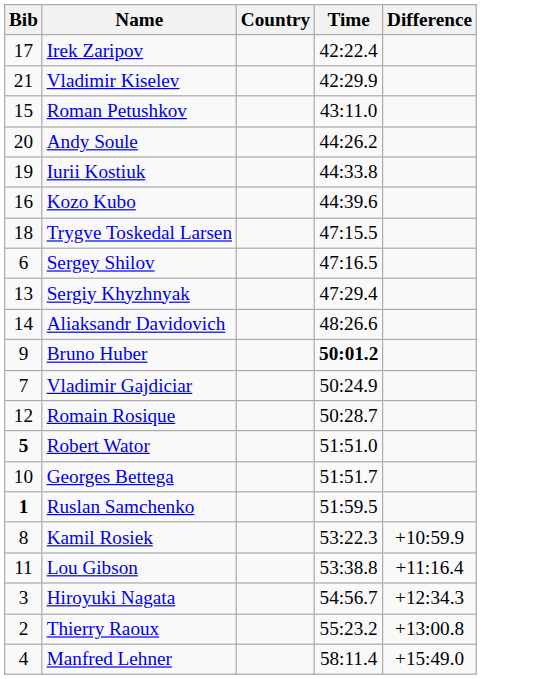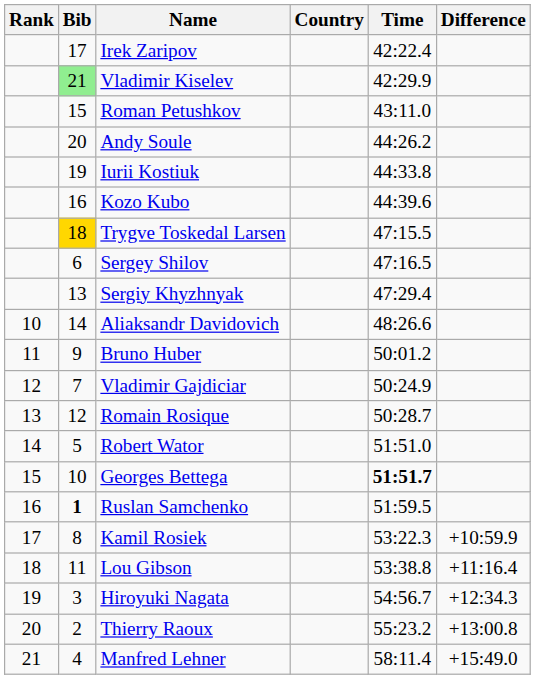+ column: (31, 19)
(23, 80) no background -> (77, 80) lightgreen background
(23, 232) no background -> (77, 232) gold background
(349, 354) bold -> (402, 354) normal
(23, 446) bold -> (77, 446) normal
(349, 476) normal -> (402, 476) bold
